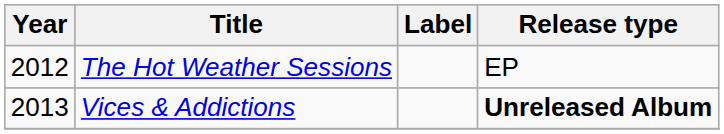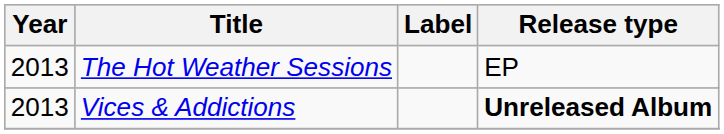(40, 66) 2012 -> (40, 66) 2013
